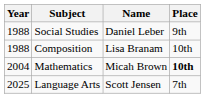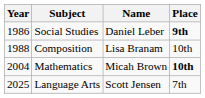(18, 31) 1988 -> (18, 31) 1986
(180, 31) normal -> (180, 31) bold
